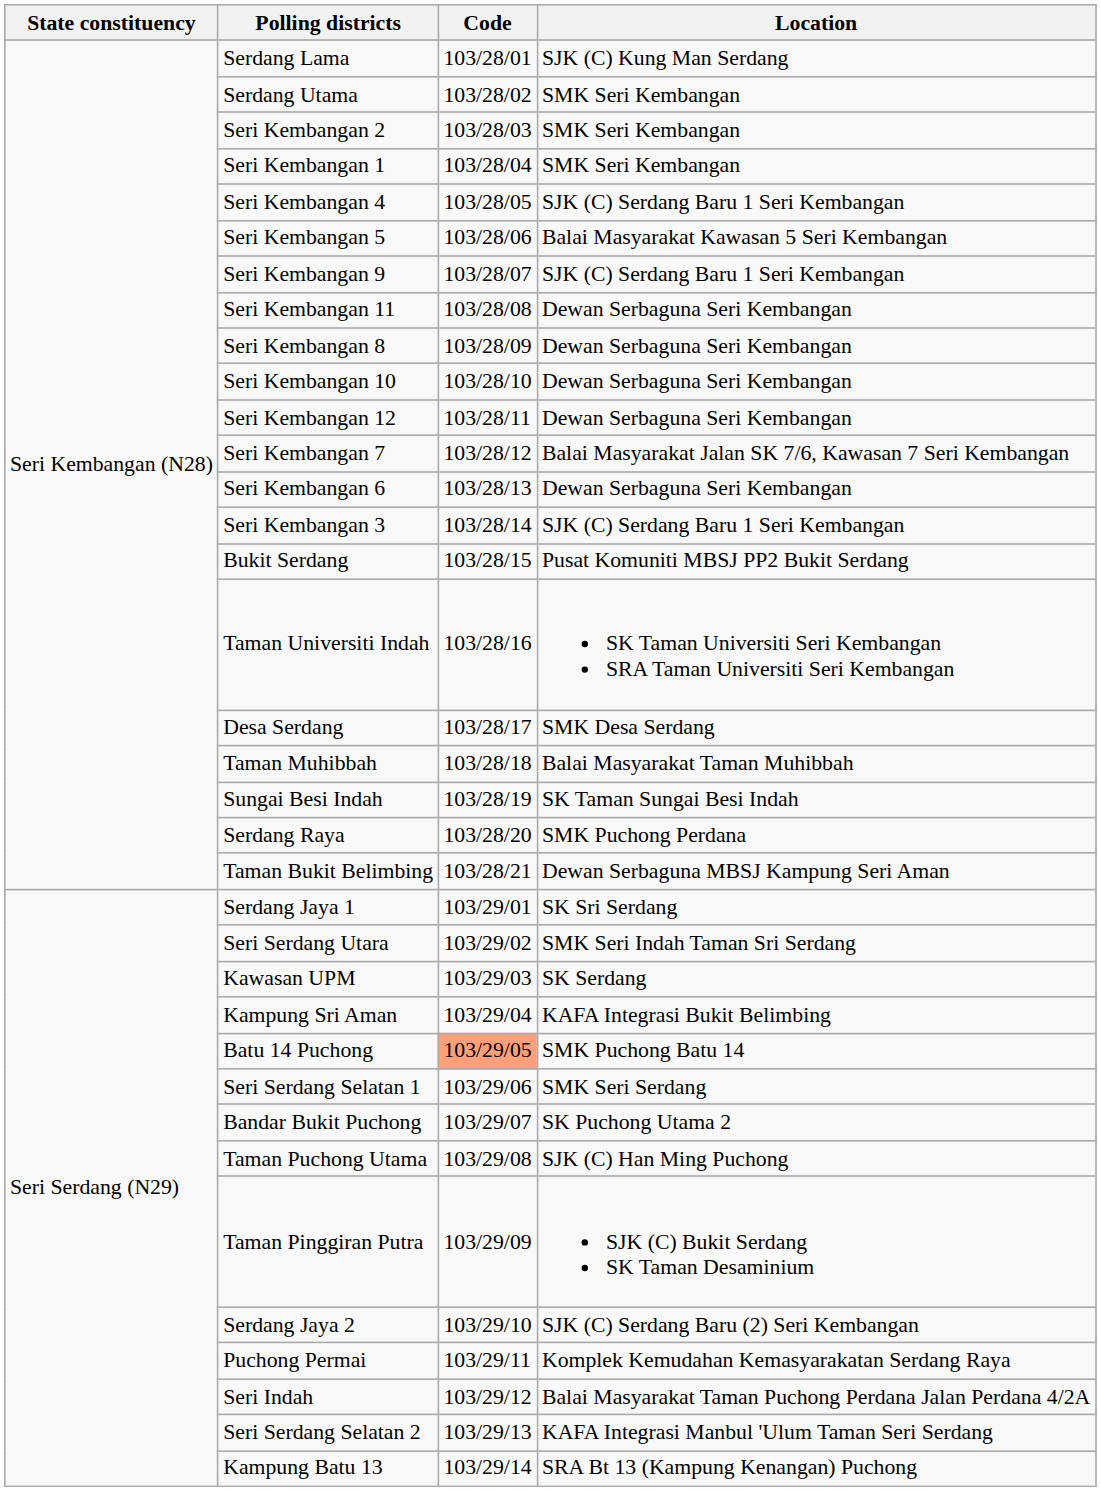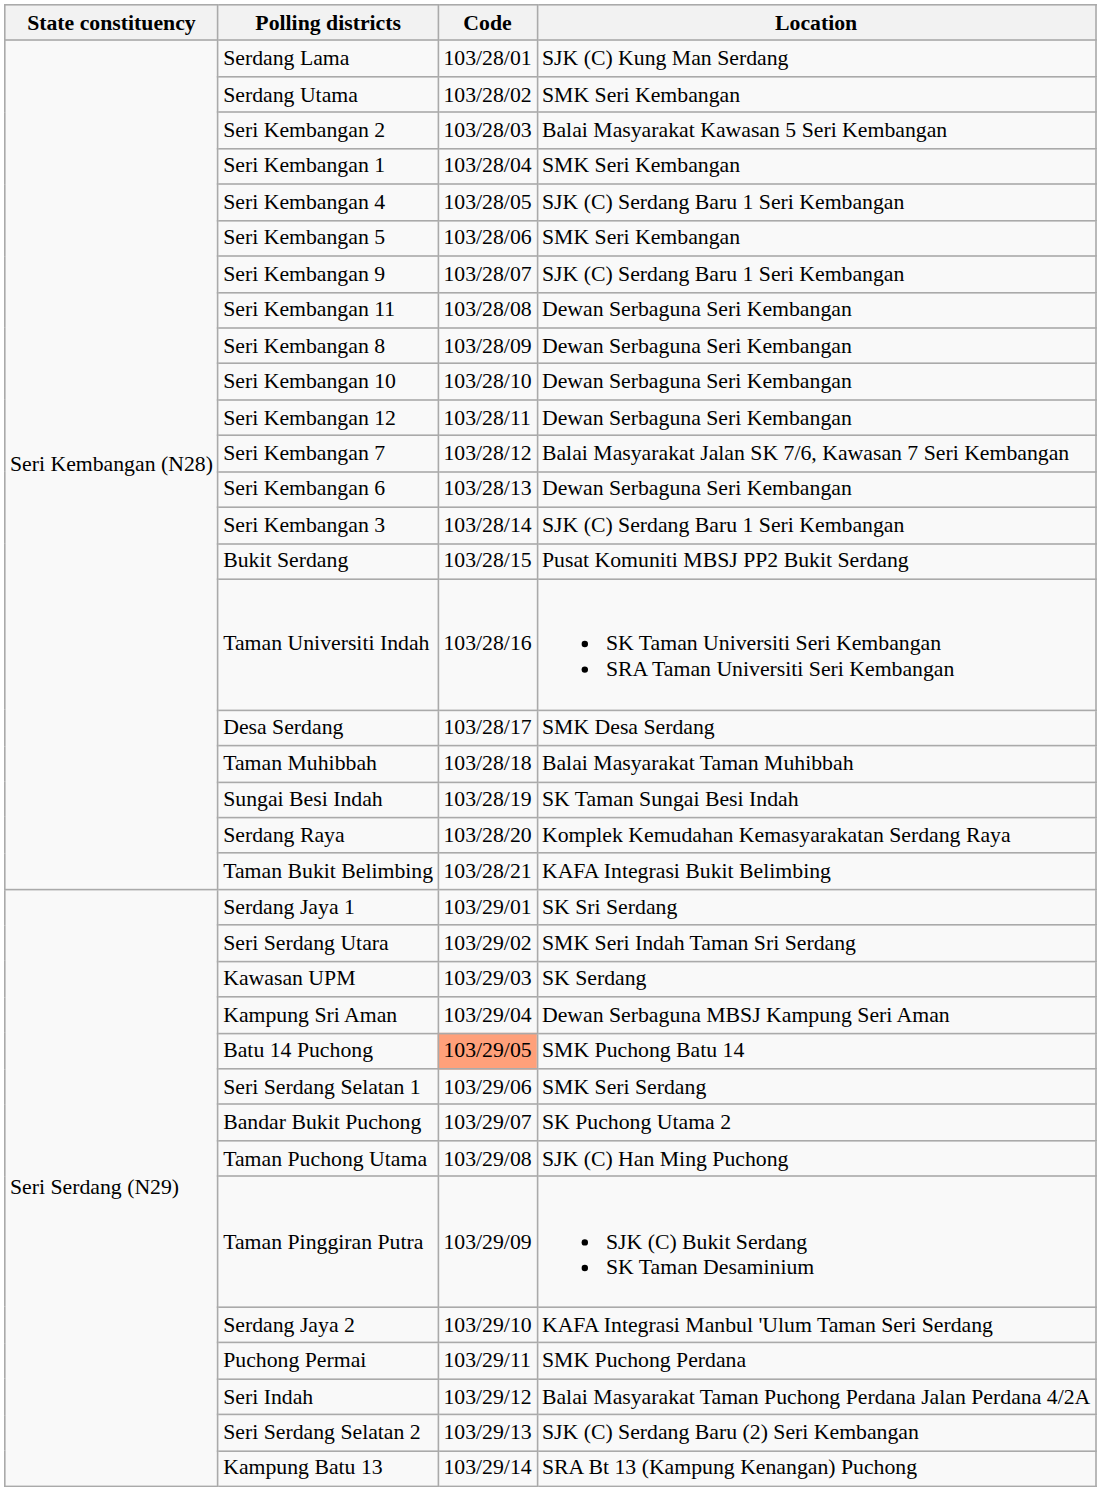(641, 129) SMK Seri Kembangan -> (745, 129) Balai Masyarakat Kawasan 5 Seri Kembangan
(745, 237) Balai Masyarakat Kawasan 5 Seri Kembangan -> (641, 237) SMK Seri Kembangan
(644, 834) SMK Puchong Perdana -> (776, 834) Komplek Kemudahan Kemasyarakatan Serdang Raya
(746, 870) Dewan Serbaguna MBSJ Kampung Seri Aman -> (686, 870) KAFA Integrasi Bukit Belimbing
(686, 1014) KAFA Integrasi Bukit Belimbing -> (746, 1014) Dewan Serbaguna MBSJ Kampung Seri Aman
(730, 1324) SJK (C) Serdang Baru (2) Seri Kembangan -> (767, 1324) KAFA Integrasi Manbul 'Ulum Taman Seri Serdang
(776, 1360) Komplek Kemudahan Kemasyarakatan Serdang Raya -> (644, 1360) SMK Puchong Perdana
(767, 1432) KAFA Integrasi Manbul 'Ulum Taman Seri Serdang -> (730, 1432) SJK (C) Serdang Baru (2) Seri Kembangan
